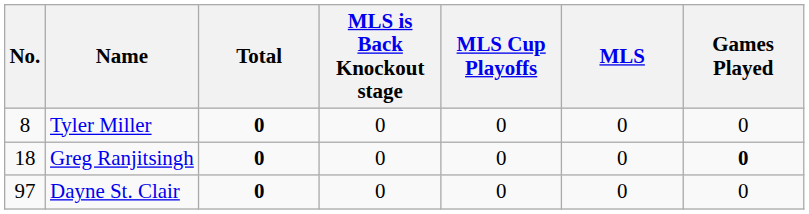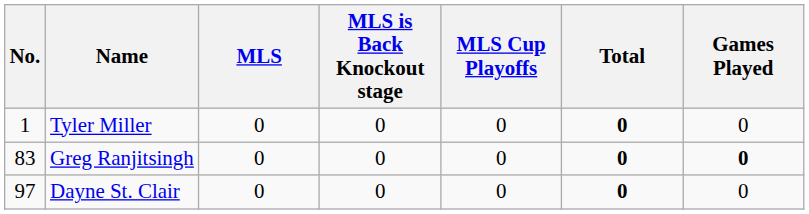columns swapped: (622, 56) <-> (259, 56)
(25, 125) 8 -> (25, 125) 1
(25, 158) 18 -> (25, 158) 83
